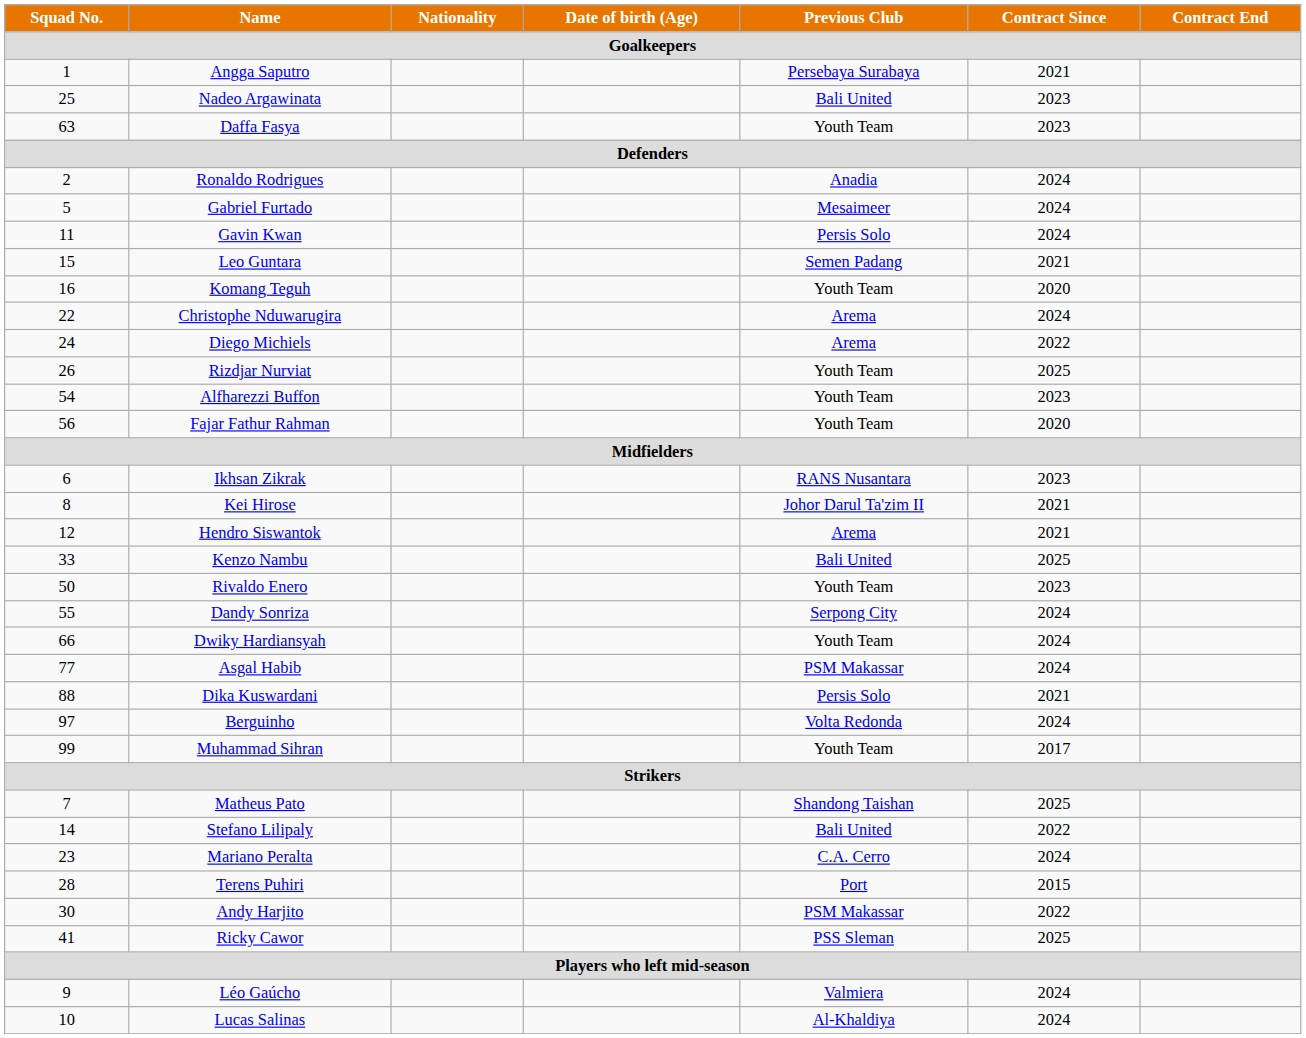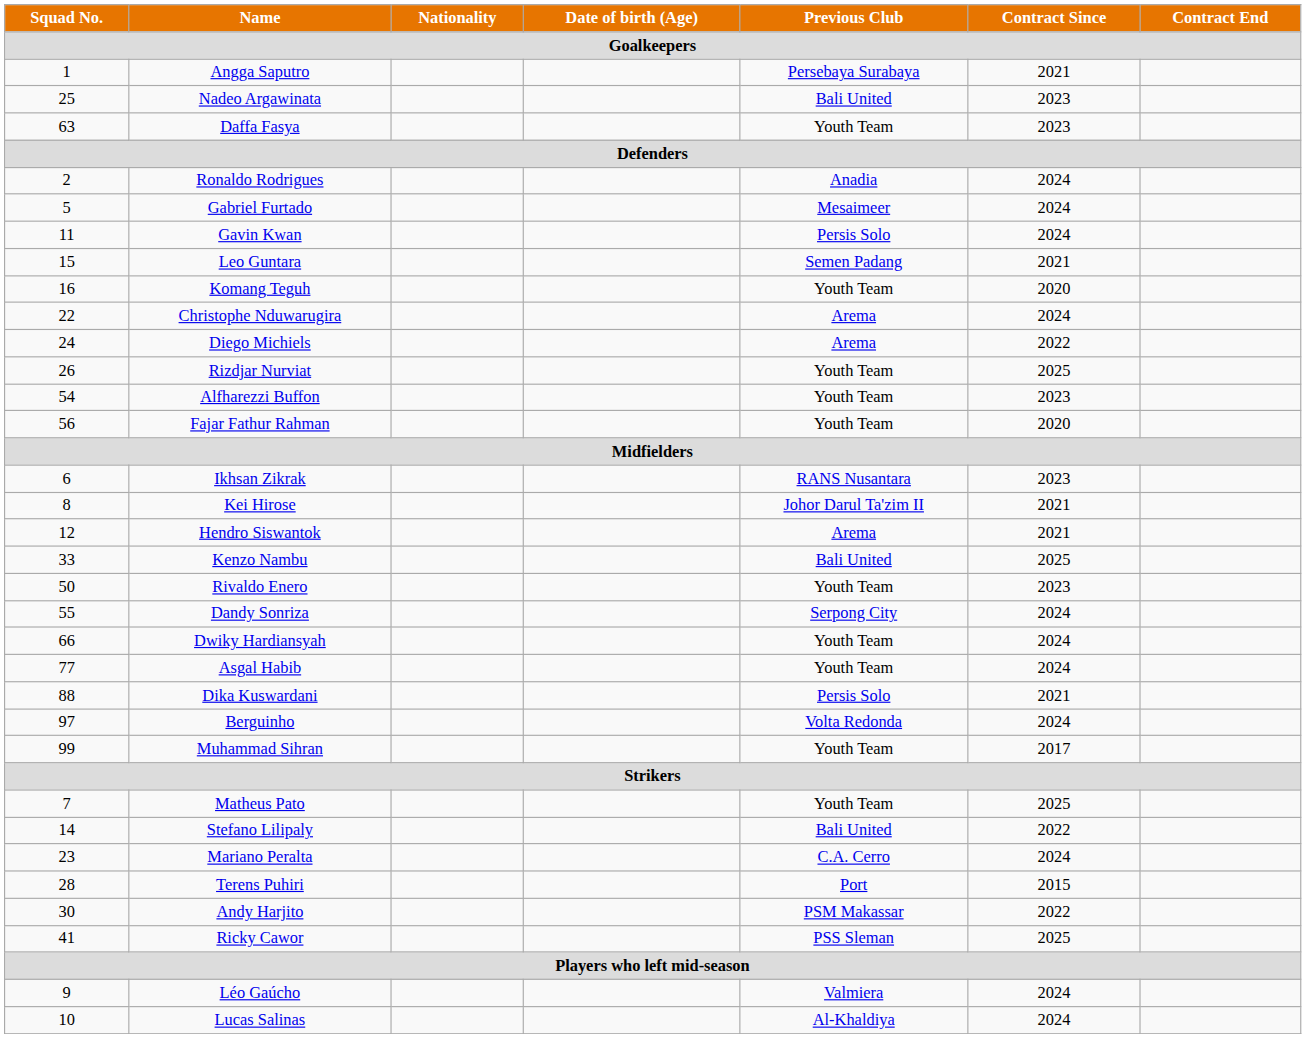(854, 668) PSM Makassar -> (854, 668) Youth Team
(854, 803) Shandong Taishan -> (854, 803) Youth Team
